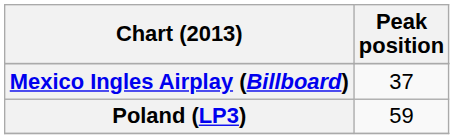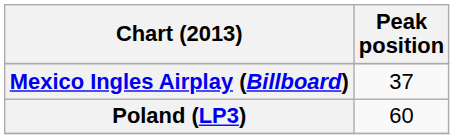(401, 116) 59 -> (401, 116) 60
